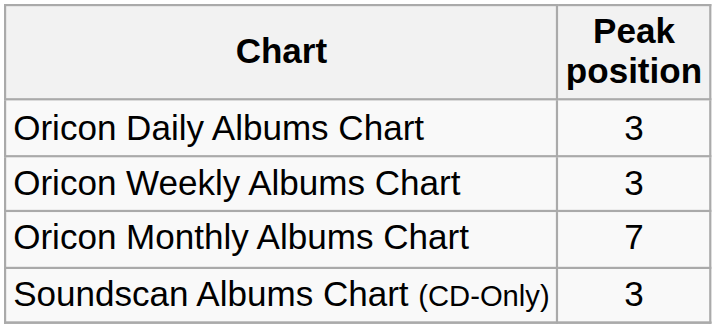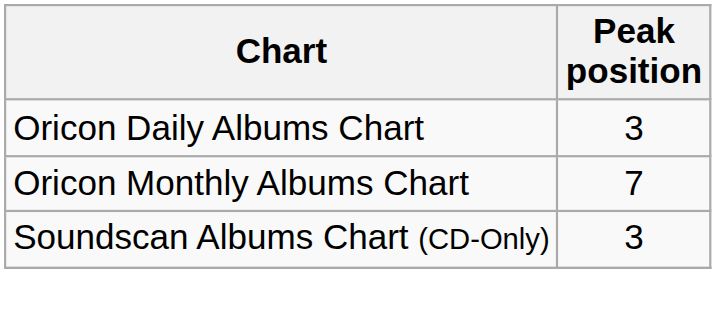- row: (237, 182)
